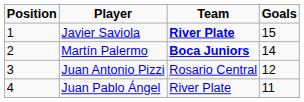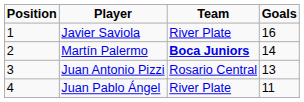(202, 32) bold -> (200, 32) normal
(269, 32) 15 -> (269, 32) 16
(269, 70) 12 -> (269, 70) 13
